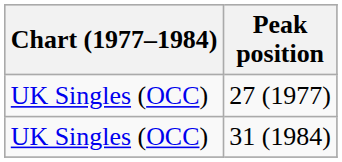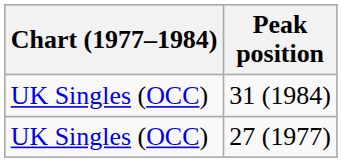rows swapped: (280, 95) <-> (280, 136)
